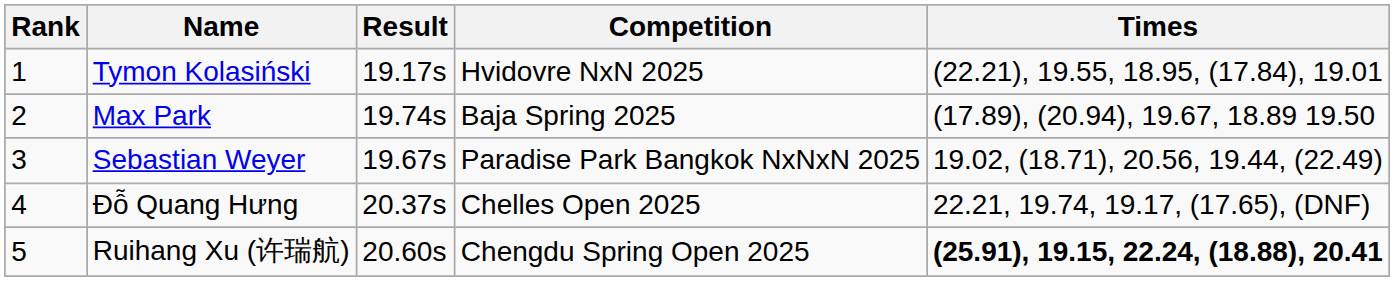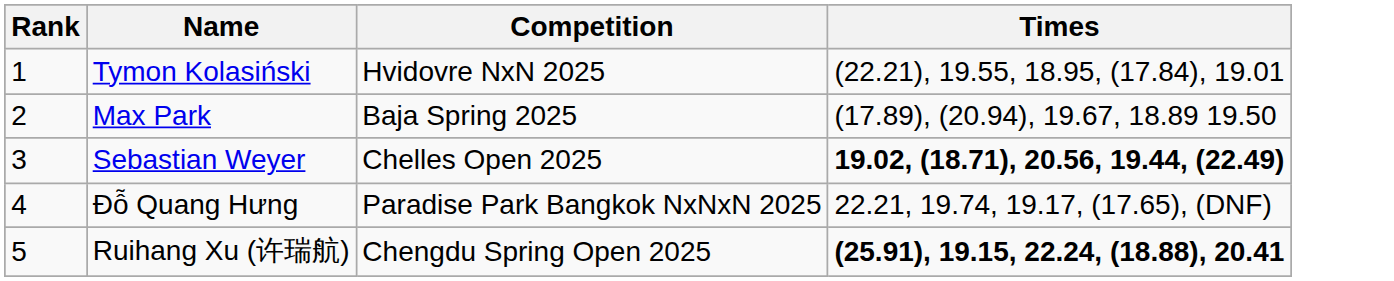- column: (405, 26)
(690, 159) Paradise Park Bangkok NxNxN 2025 -> (482, 159) Chelles Open 2025
(1158, 159) normal -> (1059, 159) bold
(581, 204) Chelles Open 2025 -> (592, 204) Paradise Park Bangkok NxNxN 2025
